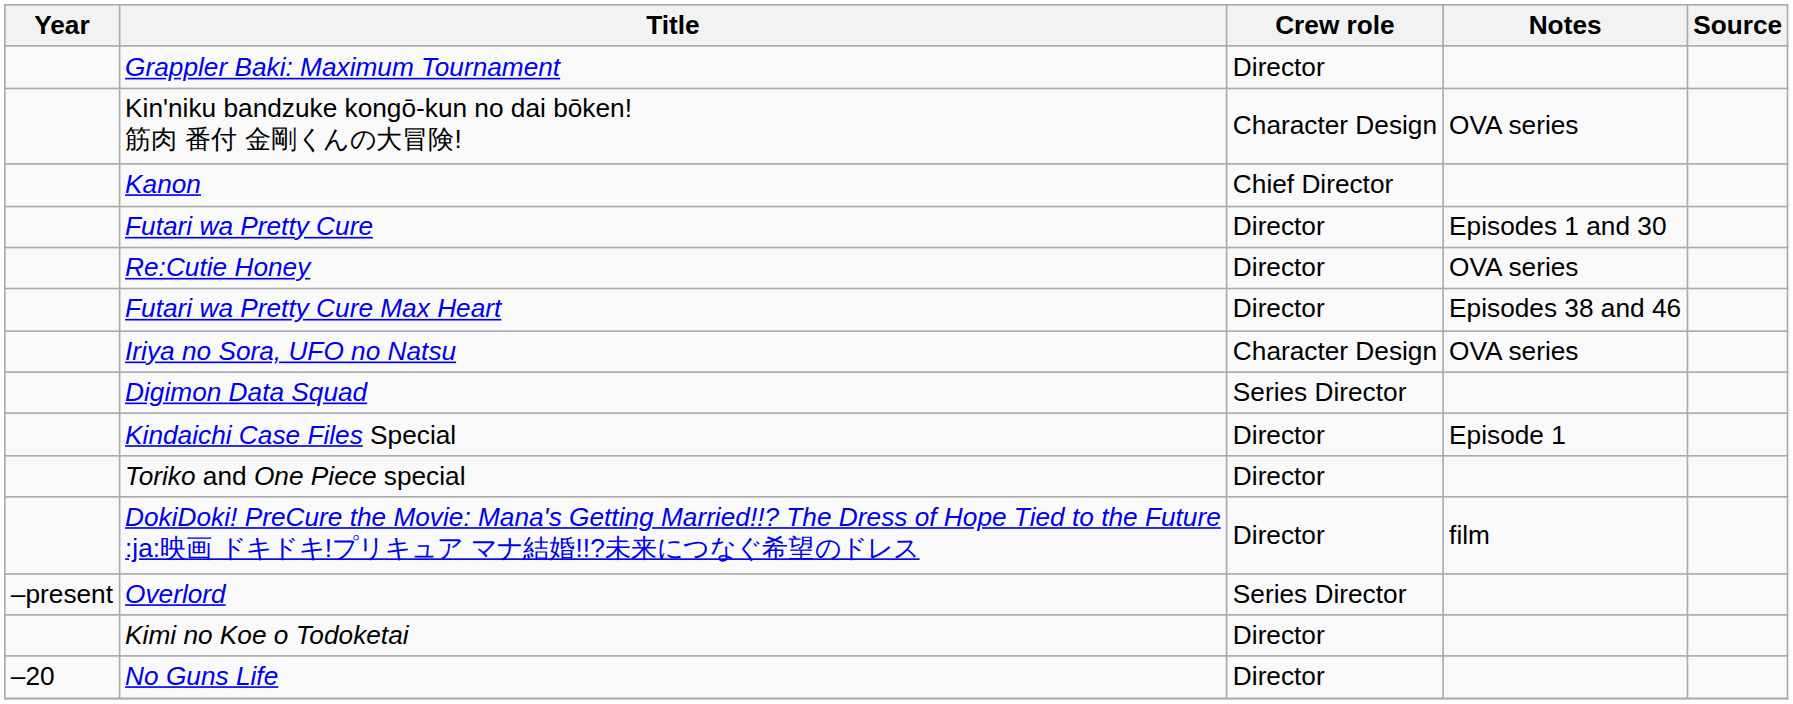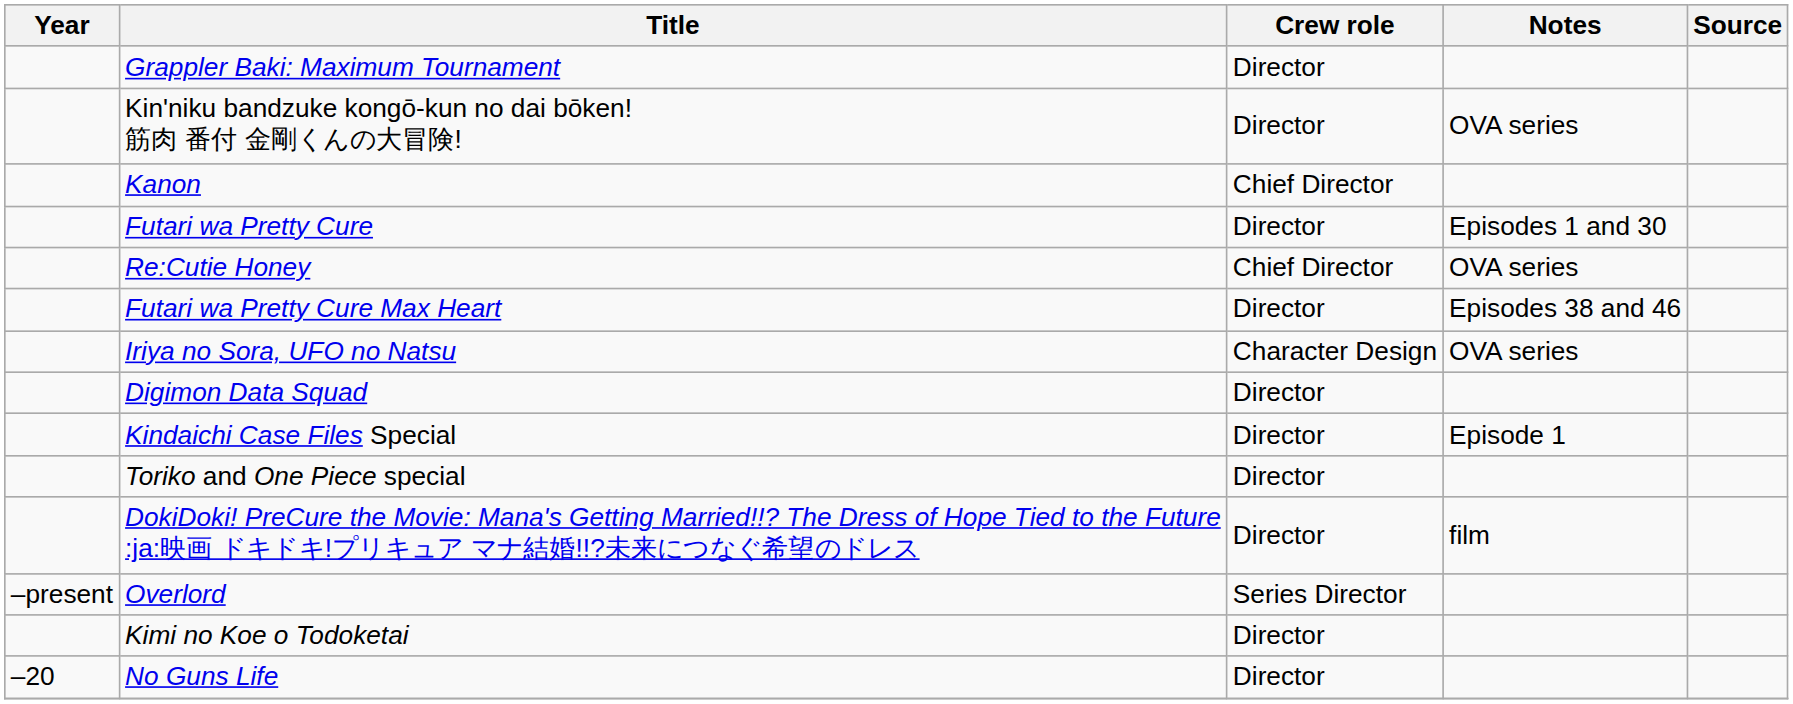(1335, 125) Character Design -> (1279, 125) Director
(1279, 267) Director -> (1313, 267) Chief Director
(1320, 392) Series Director -> (1279, 392) Director
